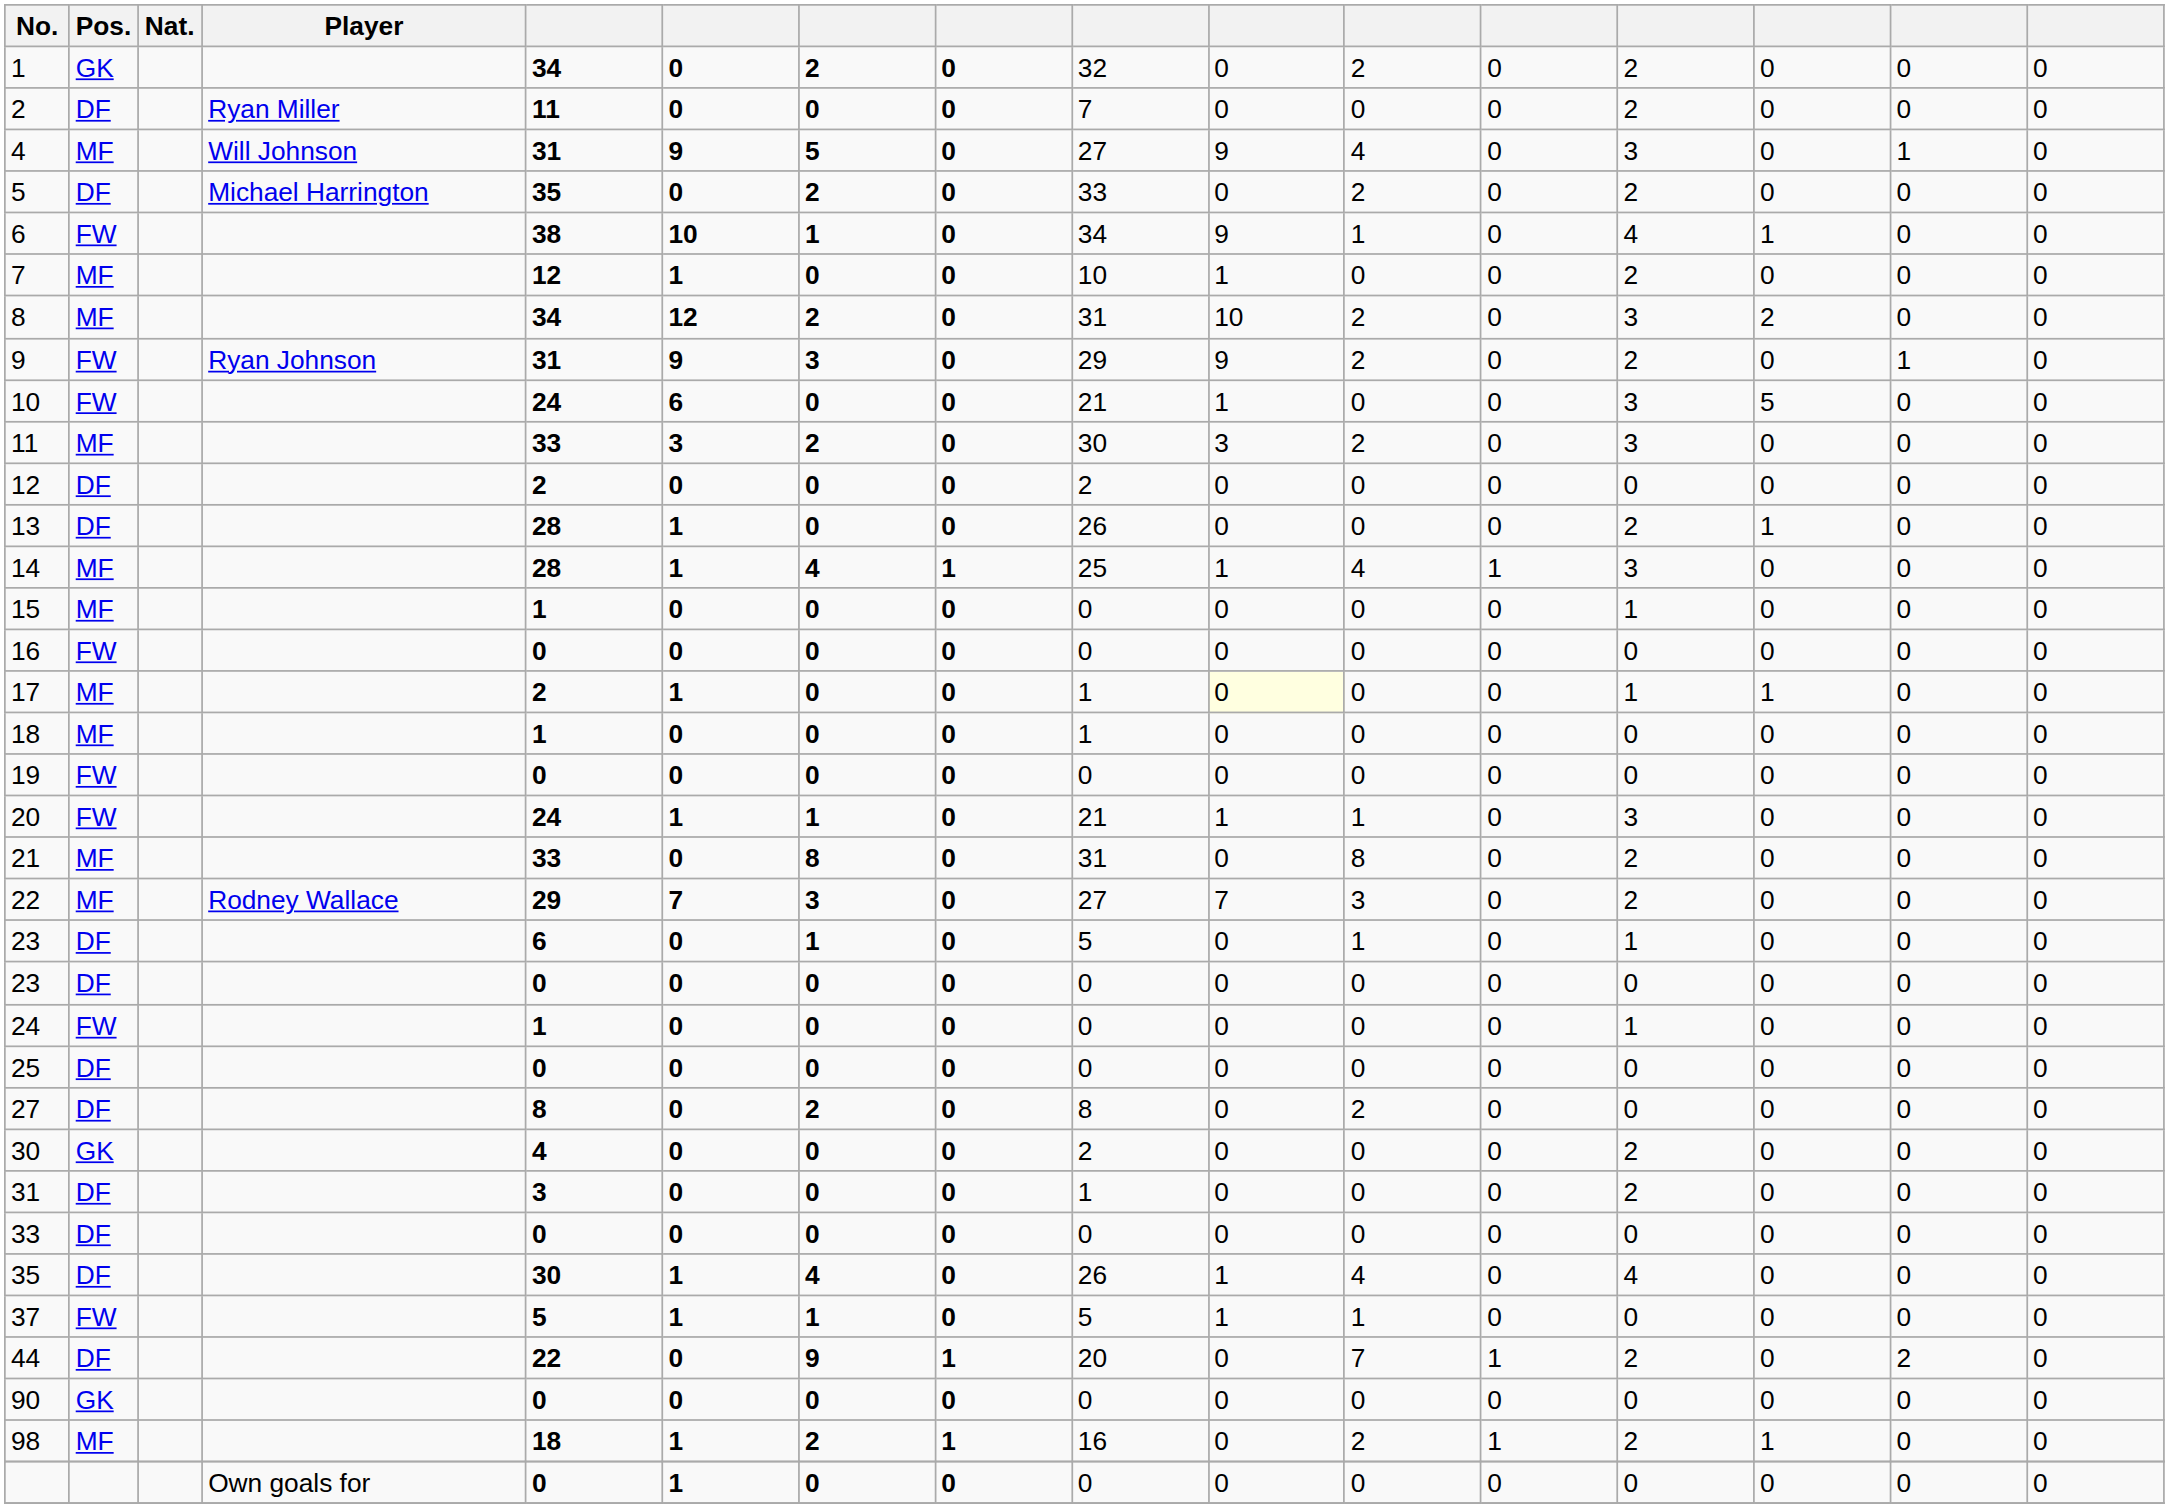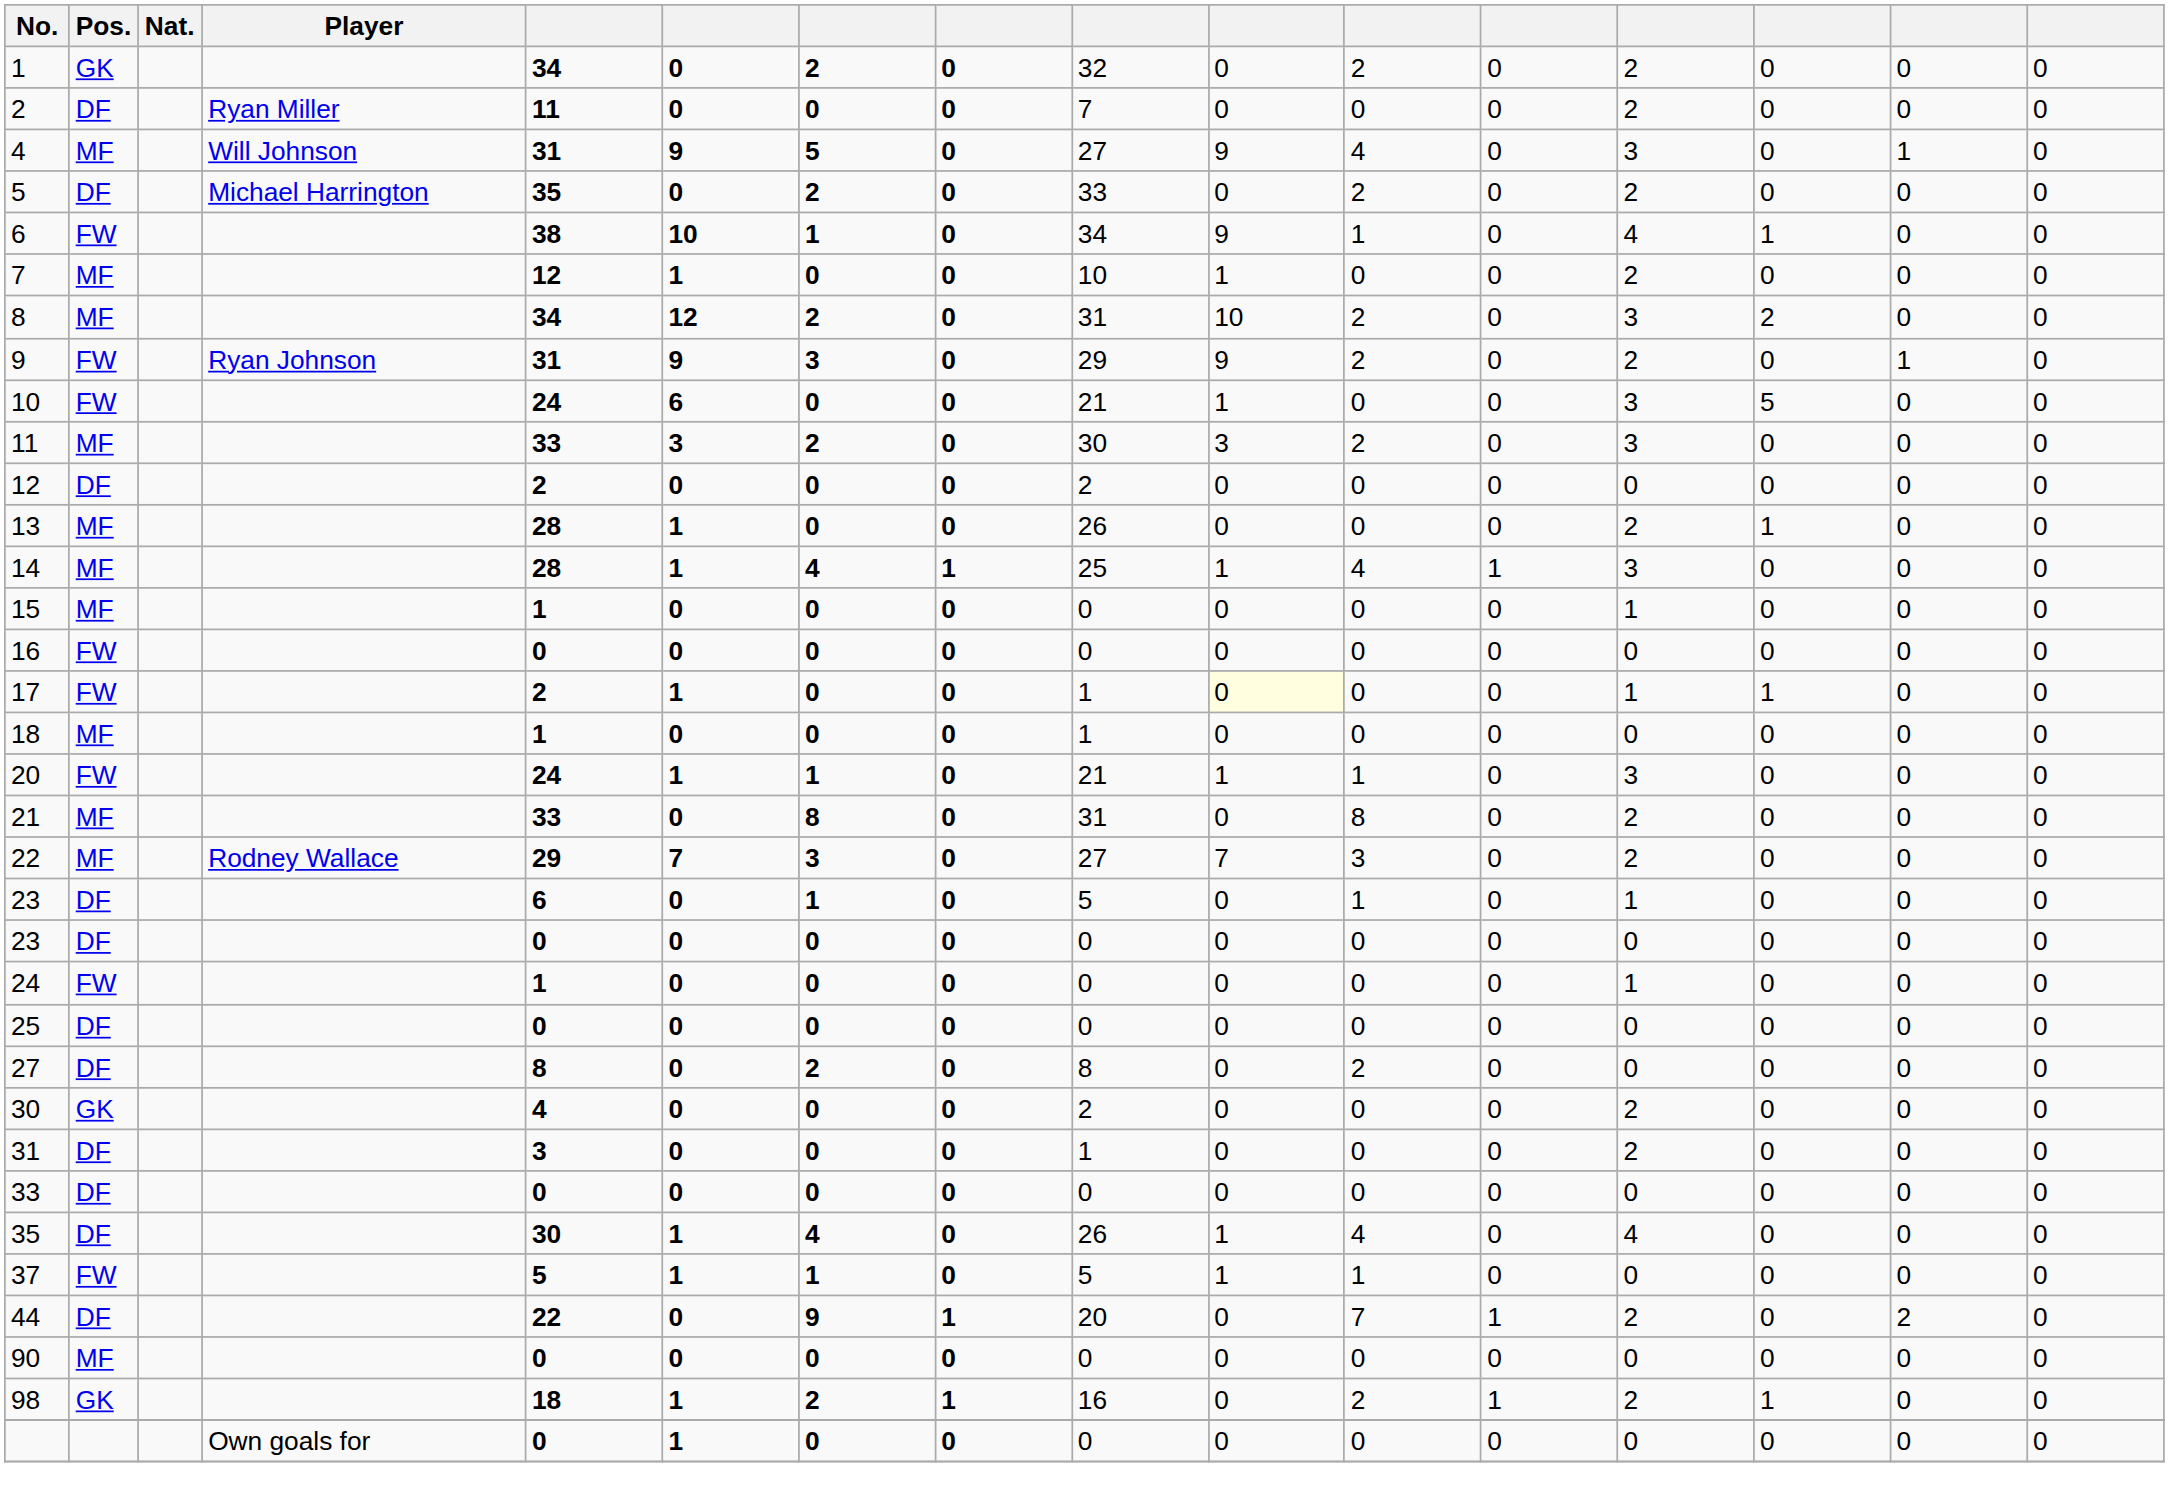(93, 525) DF -> (95, 525) MF
(95, 692) MF -> (96, 692) FW
- row: (26, 775)
(95, 1400) GK -> (95, 1358) MF
(95, 1441) MF -> (95, 1400) GK
